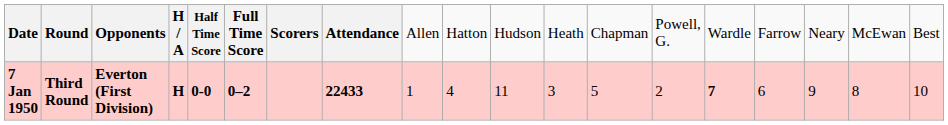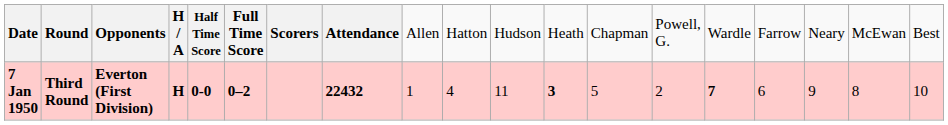(344, 91) 22433 -> (344, 91) 22432
(552, 91) normal -> (552, 91) bold
